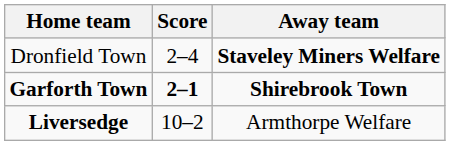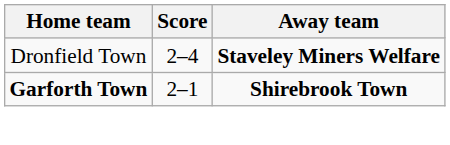(182, 88) bold -> (182, 88) normal
- row: (78, 122)
